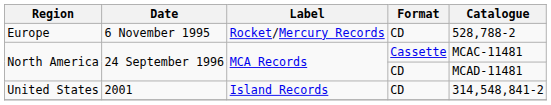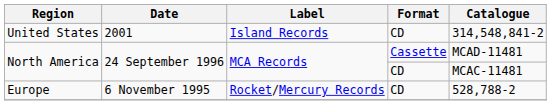rows swapped: (28, 33) <-> (53, 90)
(487, 52) MCAC-11481 -> (487, 52) MCAD-11481
(487, 71) MCAD-11481 -> (487, 71) MCAC-11481
